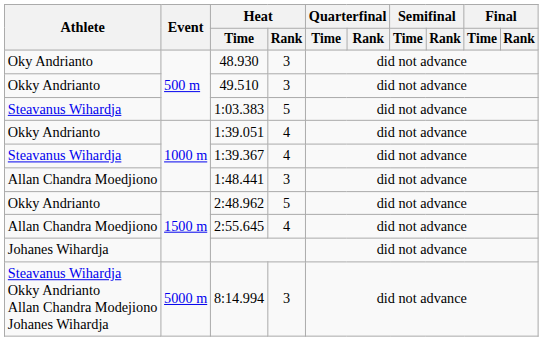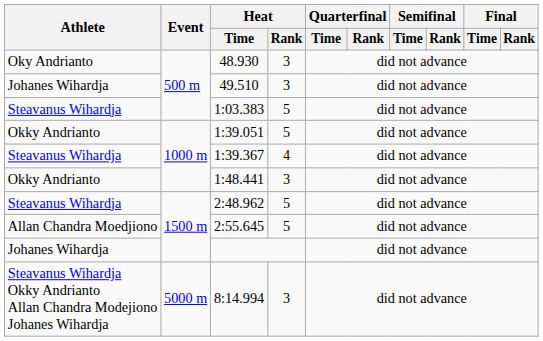(54, 85) Okky Andrianto -> (58, 85) Johanes Wihardja
(287, 132) 4 -> (287, 132) 5
(83, 179) Allan Chandra Moedjiono -> (54, 179) Okky Andrianto
(54, 203) Okky Andrianto -> (65, 203) Steavanus Wihardja
(287, 226) 4 -> (287, 226) 5
